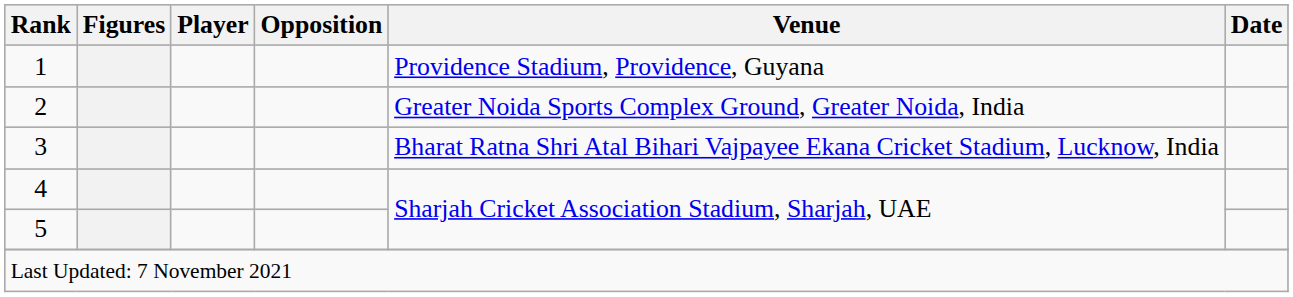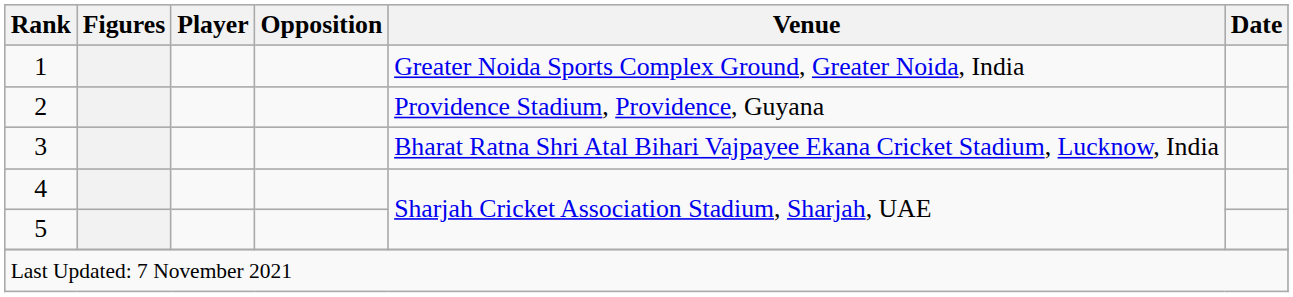(609, 65) Providence Stadium, Providence, Guyana -> (709, 65) Greater Noida Sports Complex Ground, Greater Noida, India
(709, 106) Greater Noida Sports Complex Ground, Greater Noida, India -> (609, 106) Providence Stadium, Providence, Guyana
